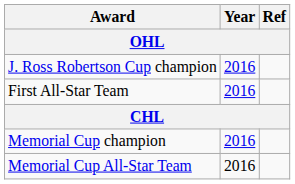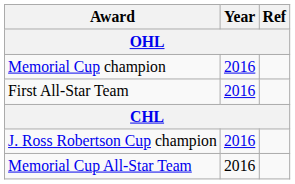rows swapped: (112, 66) <-> (87, 141)
